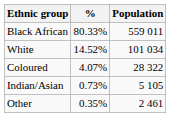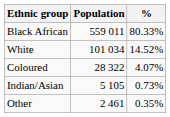columns swapped: (138, 13) <-> (90, 13)
